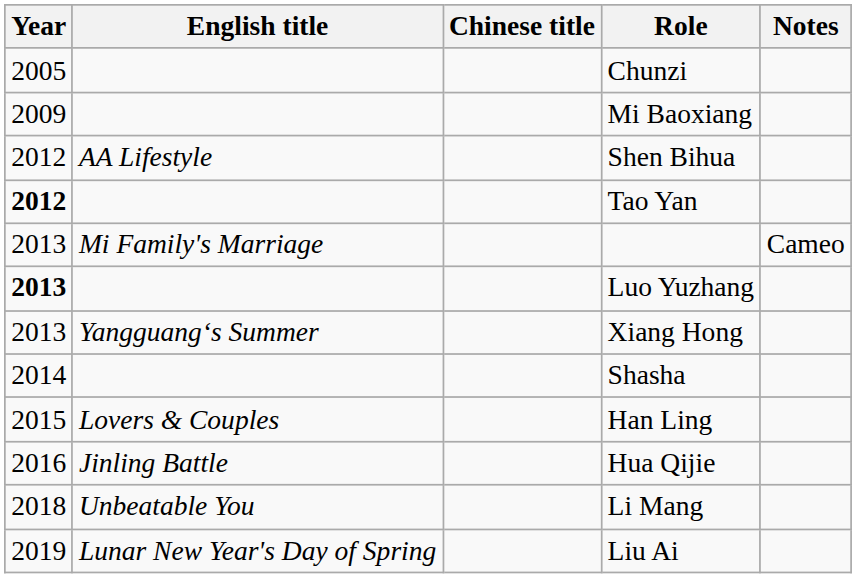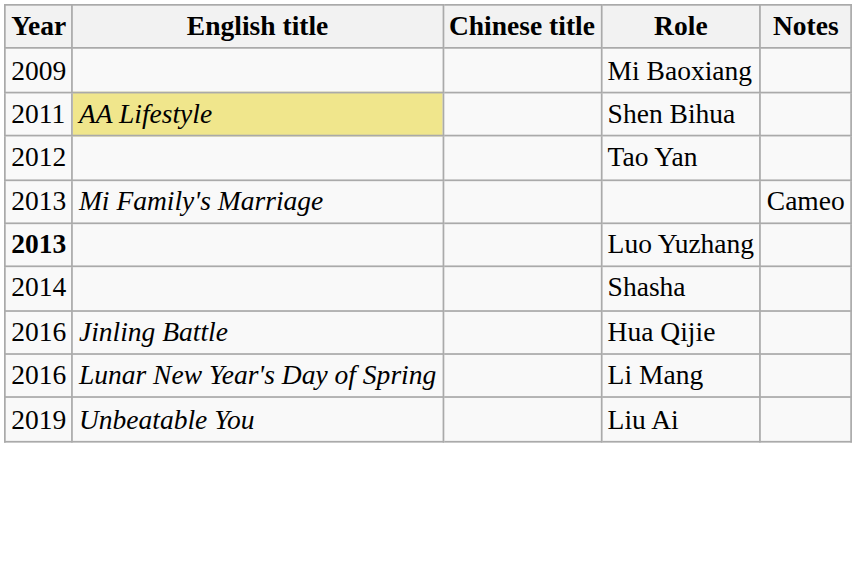- row: (647, 69)
(39, 157) 2012 -> (38, 113) 2011
(146, 157) no background -> (146, 113) khaki background
(39, 200) bold -> (39, 157) normal
- row: (675, 331)
- row: (660, 419)
(39, 506) 2018 -> (39, 375) 2016
(167, 506) Unbeatable You -> (258, 375) Lunar New Year's Day of Spring
(258, 550) Lunar New Year's Day of Spring -> (167, 419) Unbeatable You
